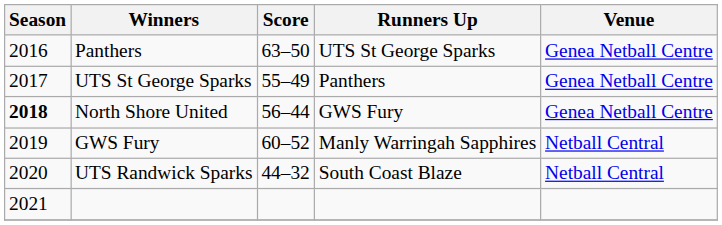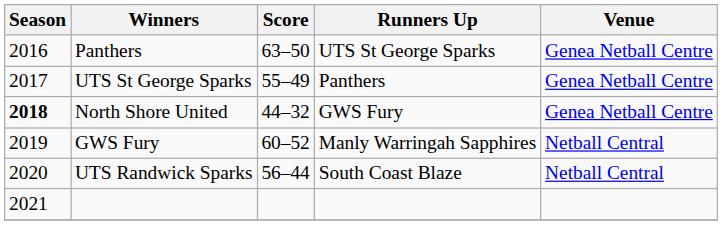(286, 111) 56–44 -> (286, 111) 44–32
(286, 173) 44–32 -> (286, 173) 56–44
